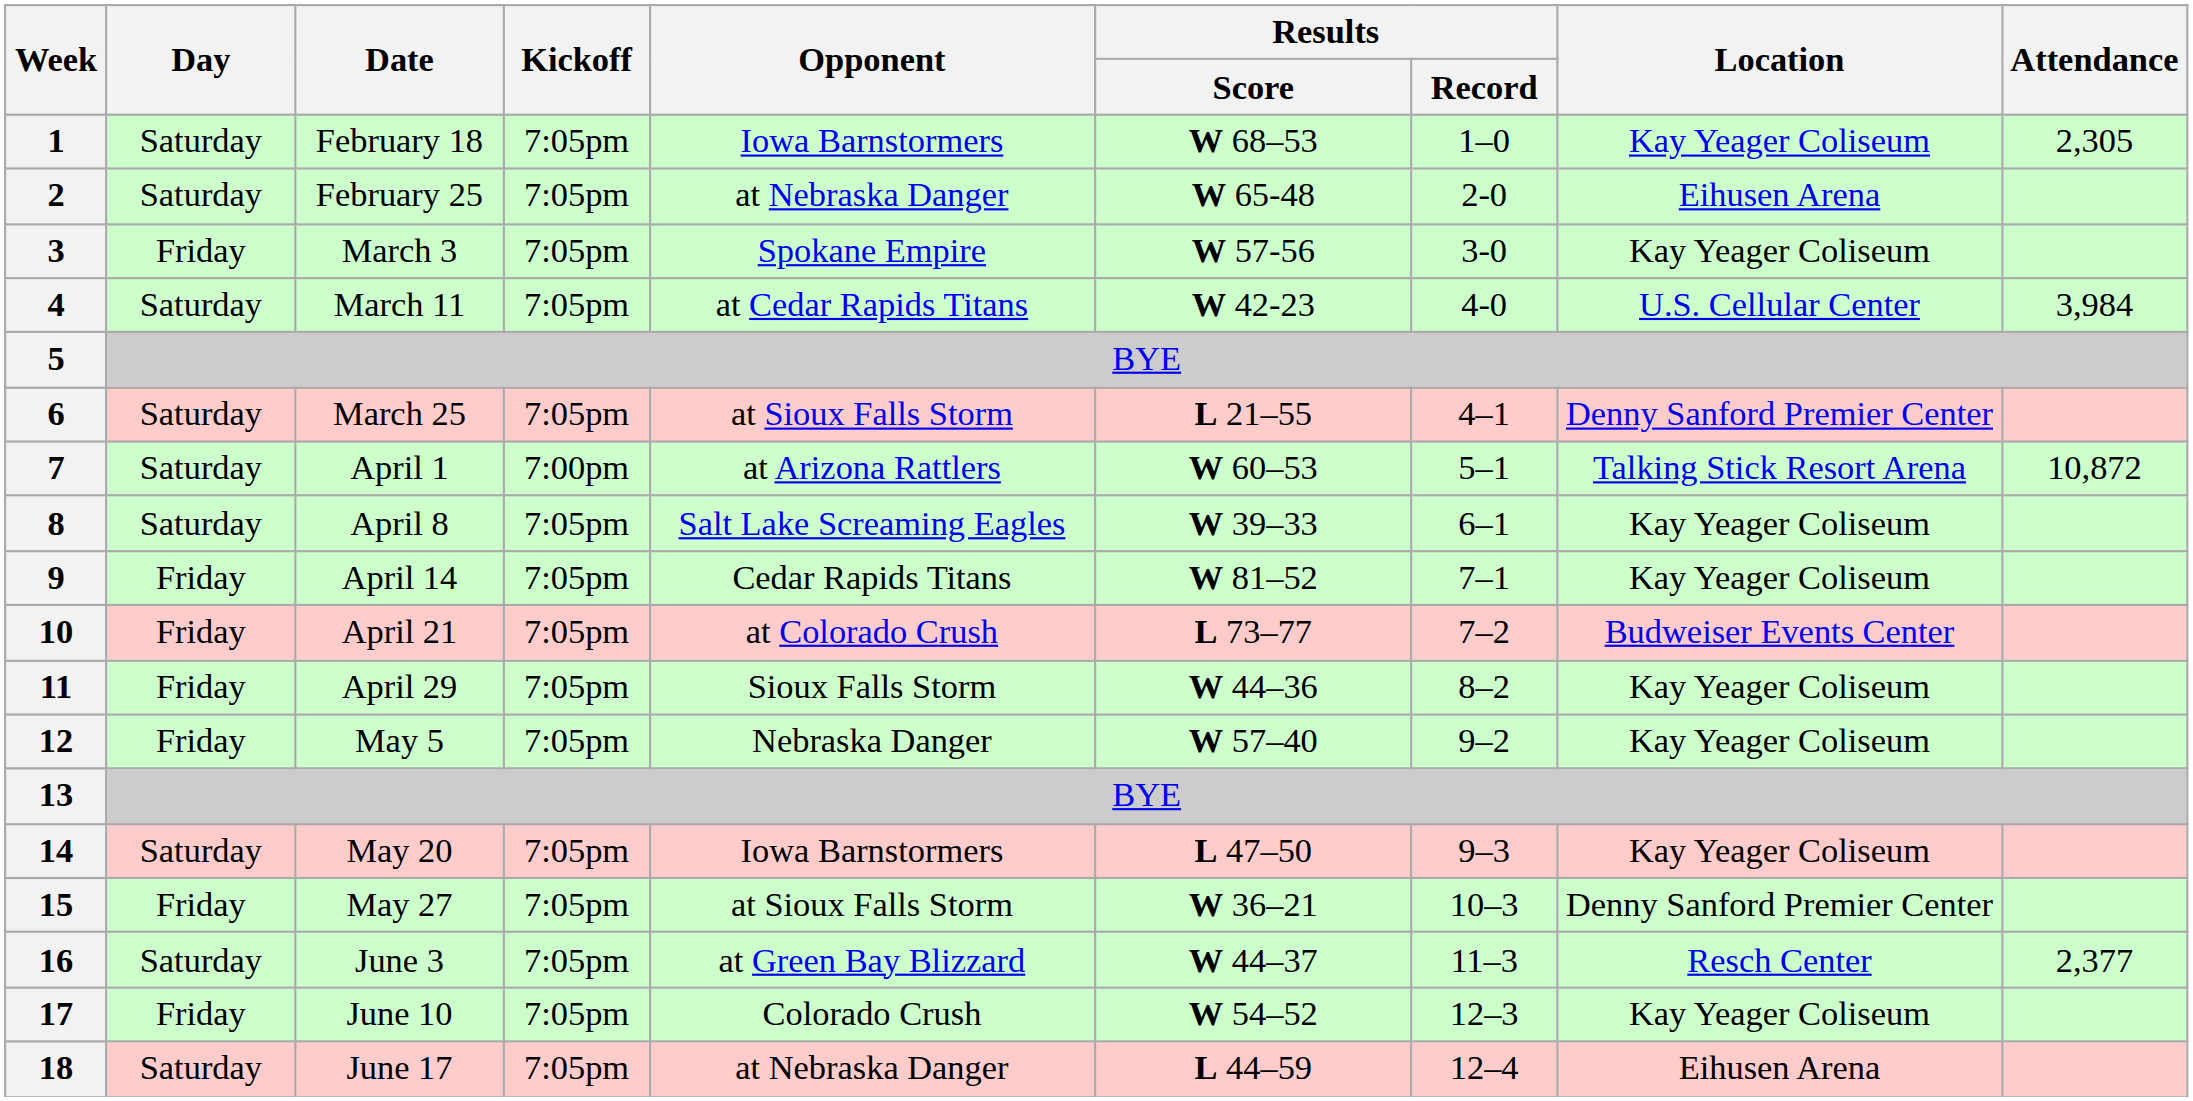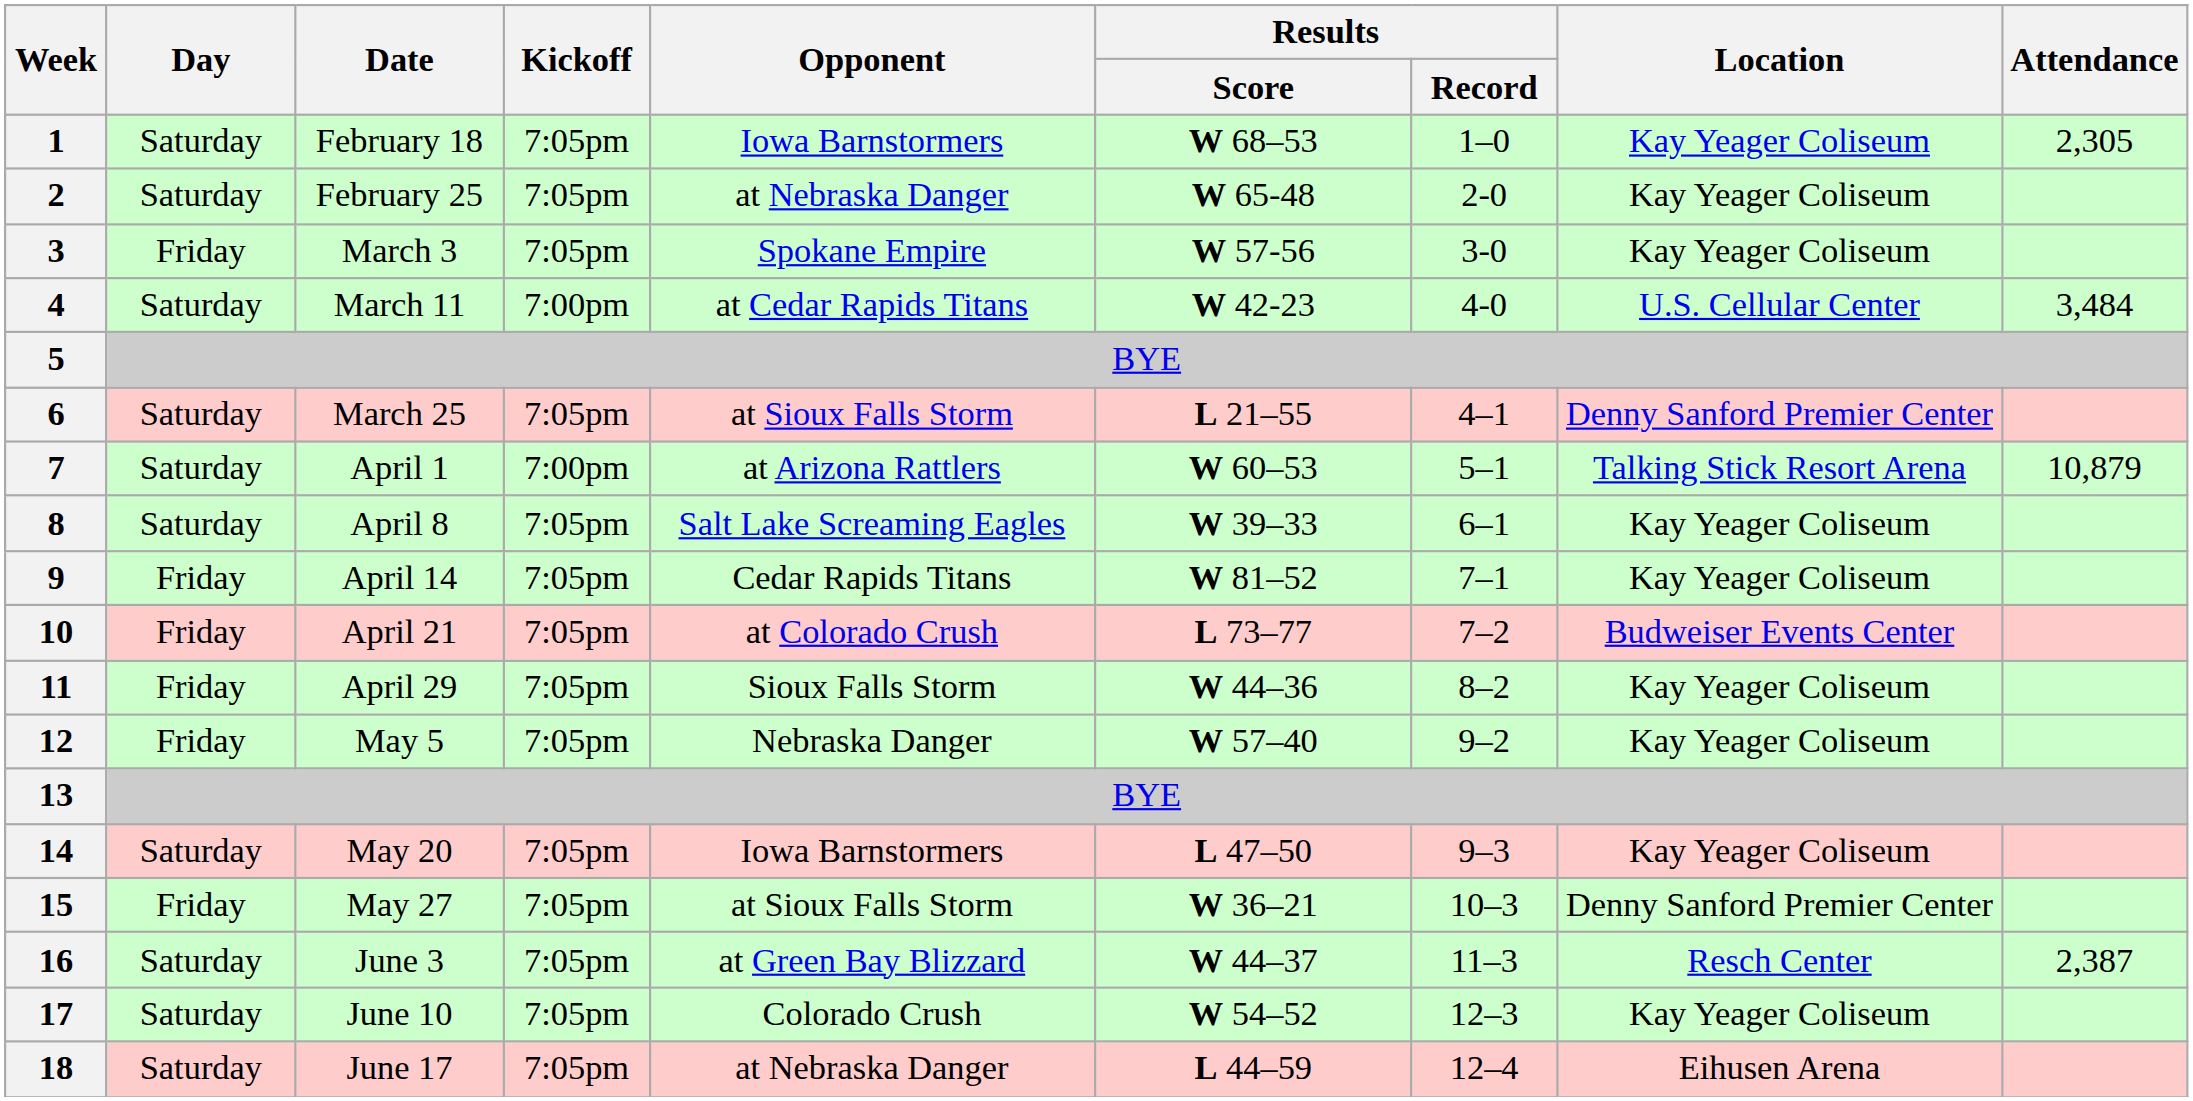(1779, 195) Eihusen Arena -> (1779, 195) Kay Yeager Coliseum
(577, 304) 7:05pm -> (577, 304) 7:00pm
(2094, 304) 3,984 -> (2094, 304) 3,484
(2094, 468) 10,872 -> (2094, 468) 10,879
(2094, 959) 2,377 -> (2094, 959) 2,387
(201, 1013) Friday -> (201, 1013) Saturday
